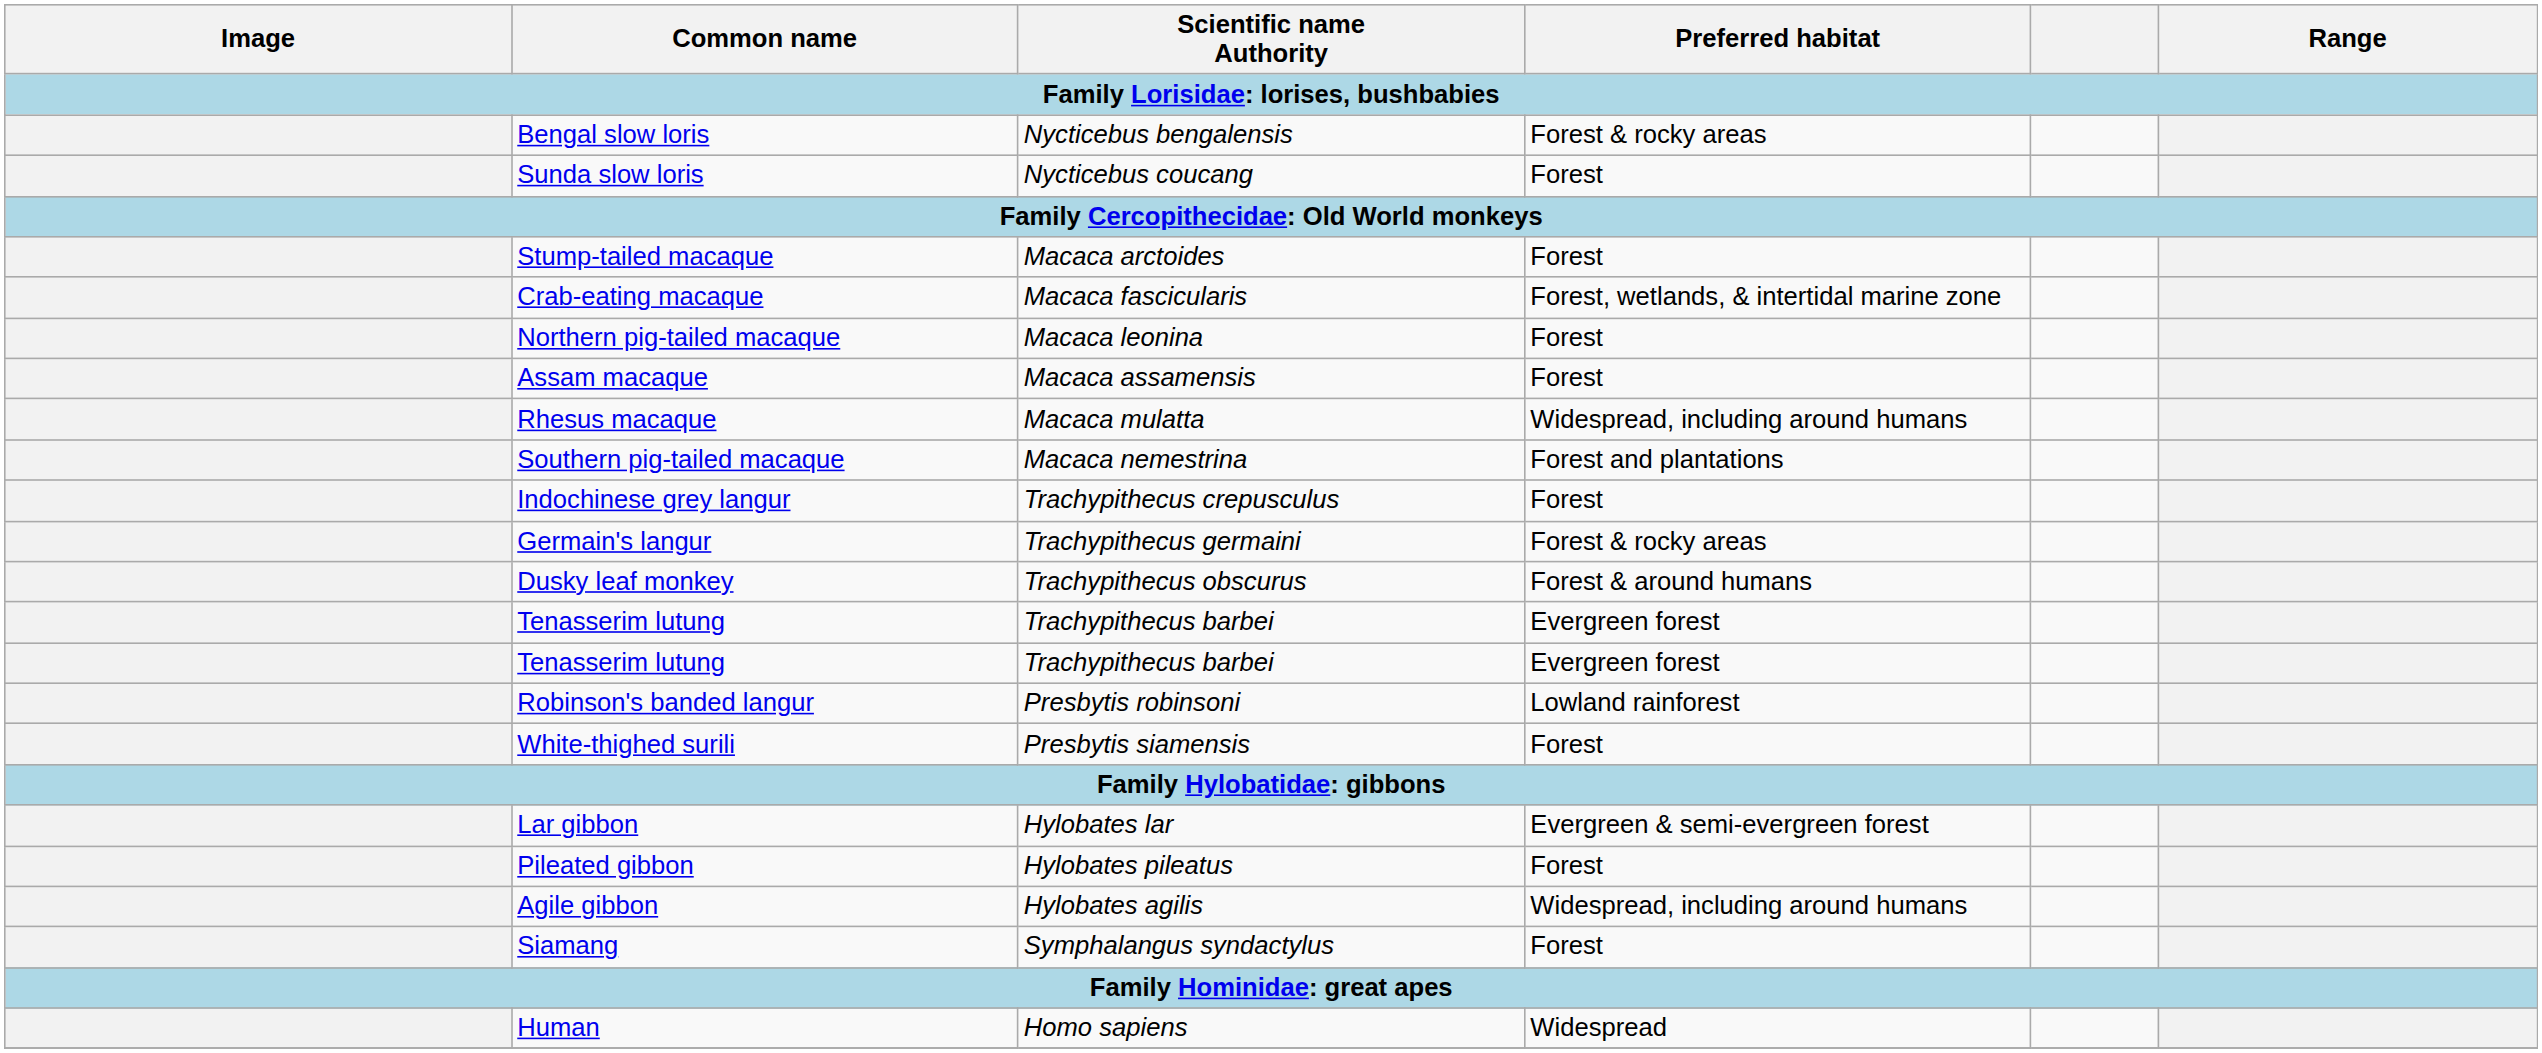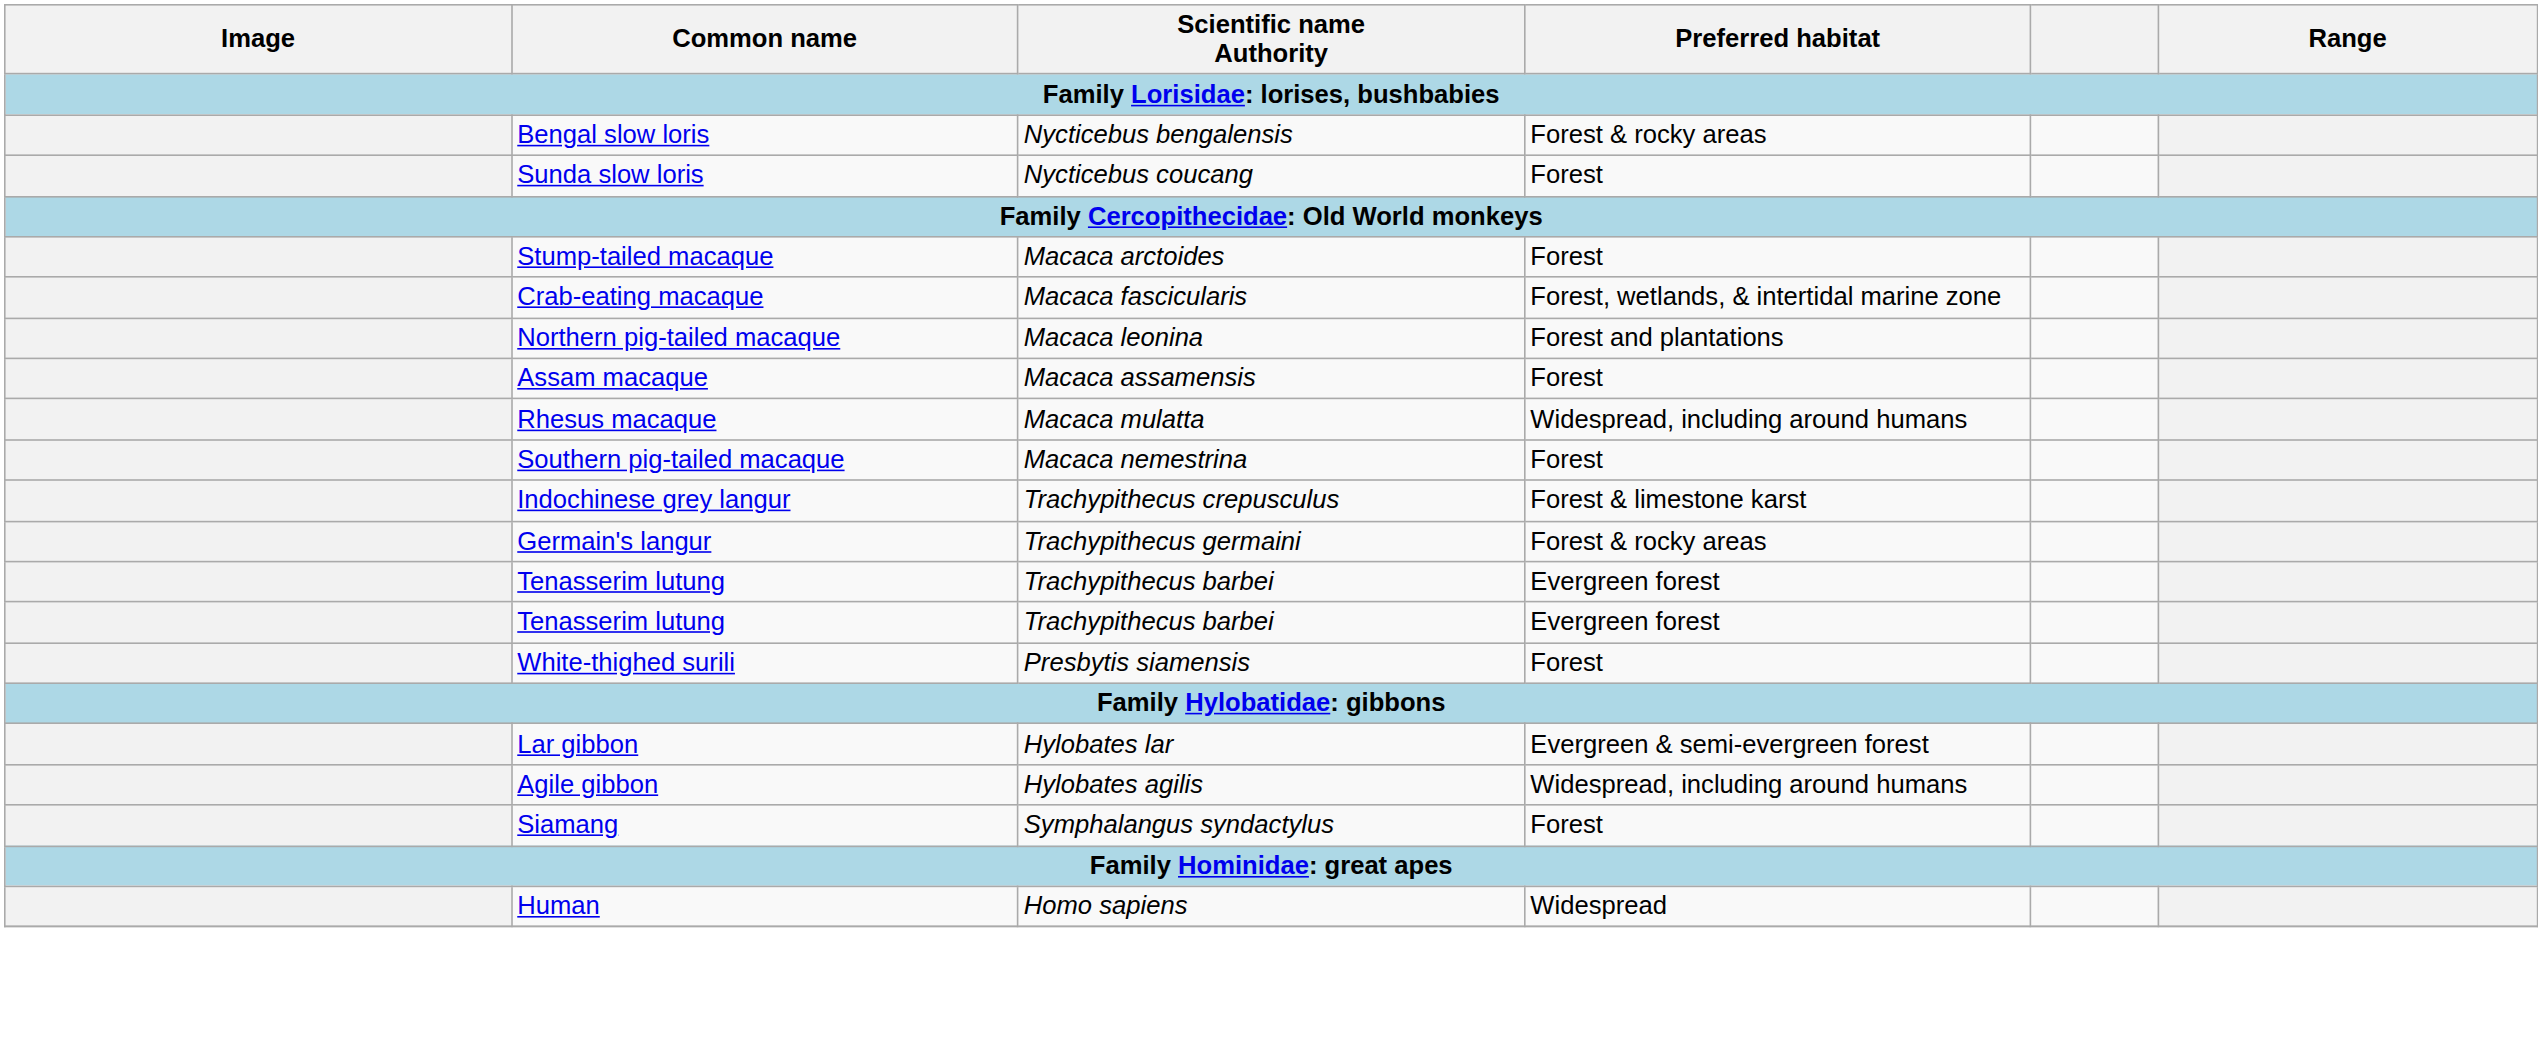(1567, 337) Forest -> (1657, 337) Forest and plantations
(1657, 459) Forest and plantations -> (1567, 459) Forest
(1567, 500) Forest -> (1668, 500) Forest & limestone karst
- row: (625, 581)
- row: (666, 703)
- row: (606, 865)
